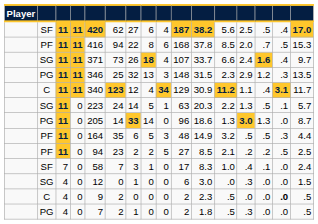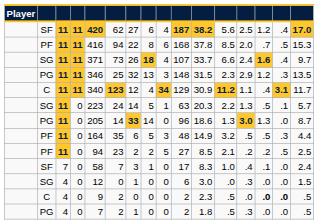(266, 30) .5 -> (264, 30) 1.2
(266, 197) normal -> (266, 197) bold
